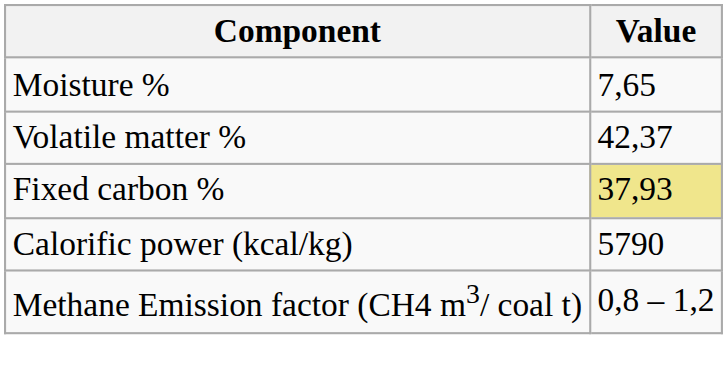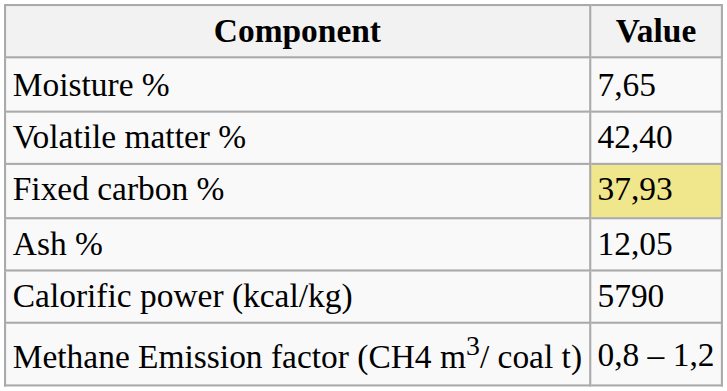(635, 137) 42,37 -> (635, 137) 42,40
+ row: (58, 243)
